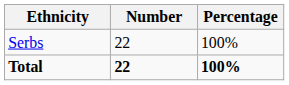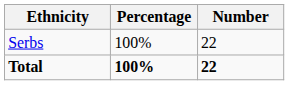columns swapped: (154, 17) <-> (241, 17)
